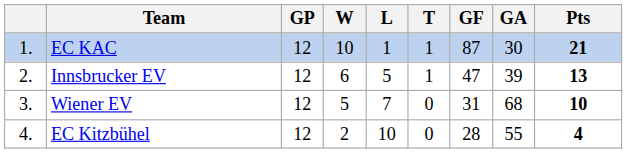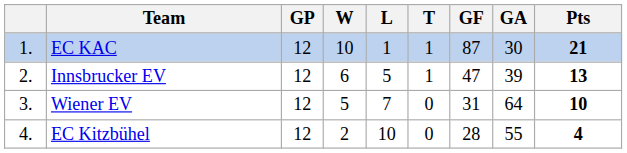(513, 104) 68 -> (513, 104) 64
